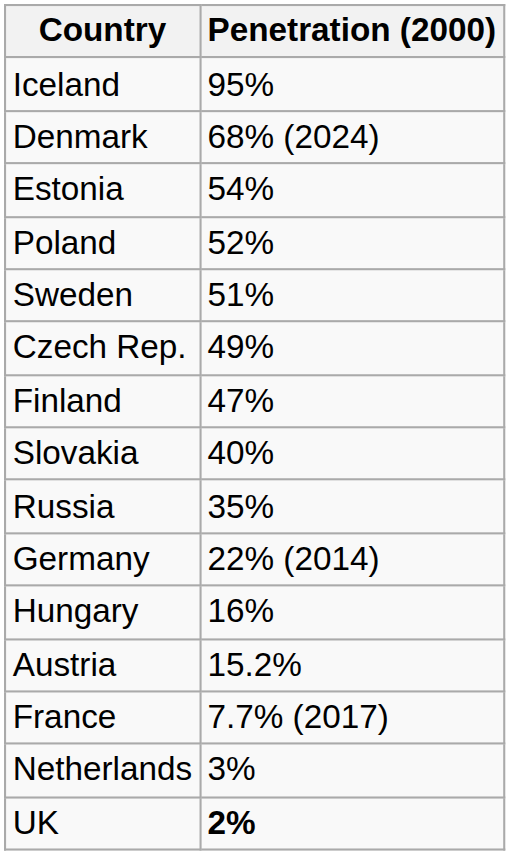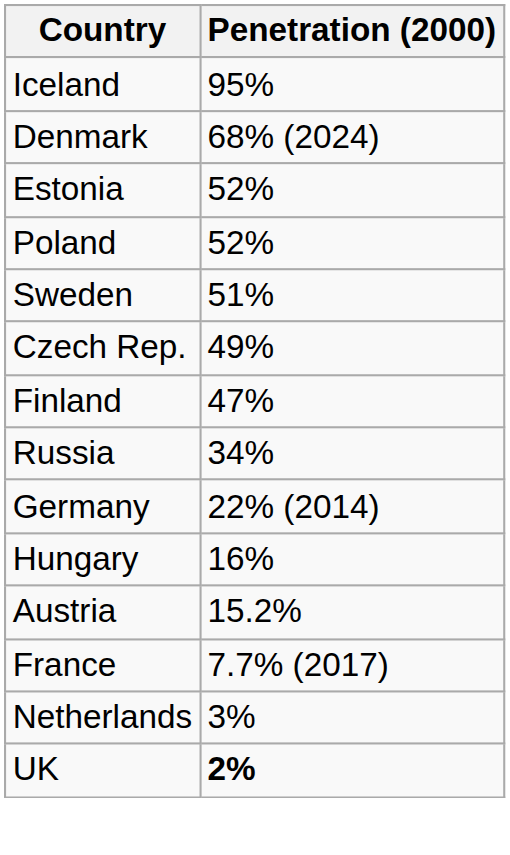(241, 189) 54% -> (241, 189) 52%
- row: (76, 453)
(241, 505) 35% -> (241, 453) 34%
